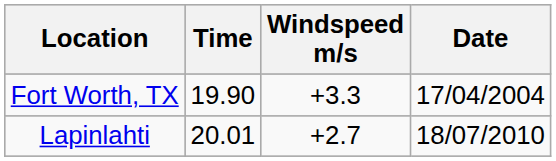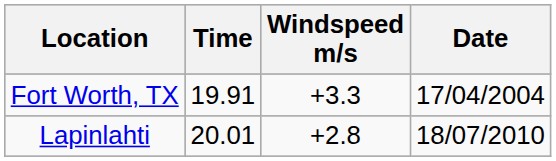(223, 94) 19.90 -> (223, 94) 19.91
(336, 135) +2.7 -> (336, 135) +2.8
